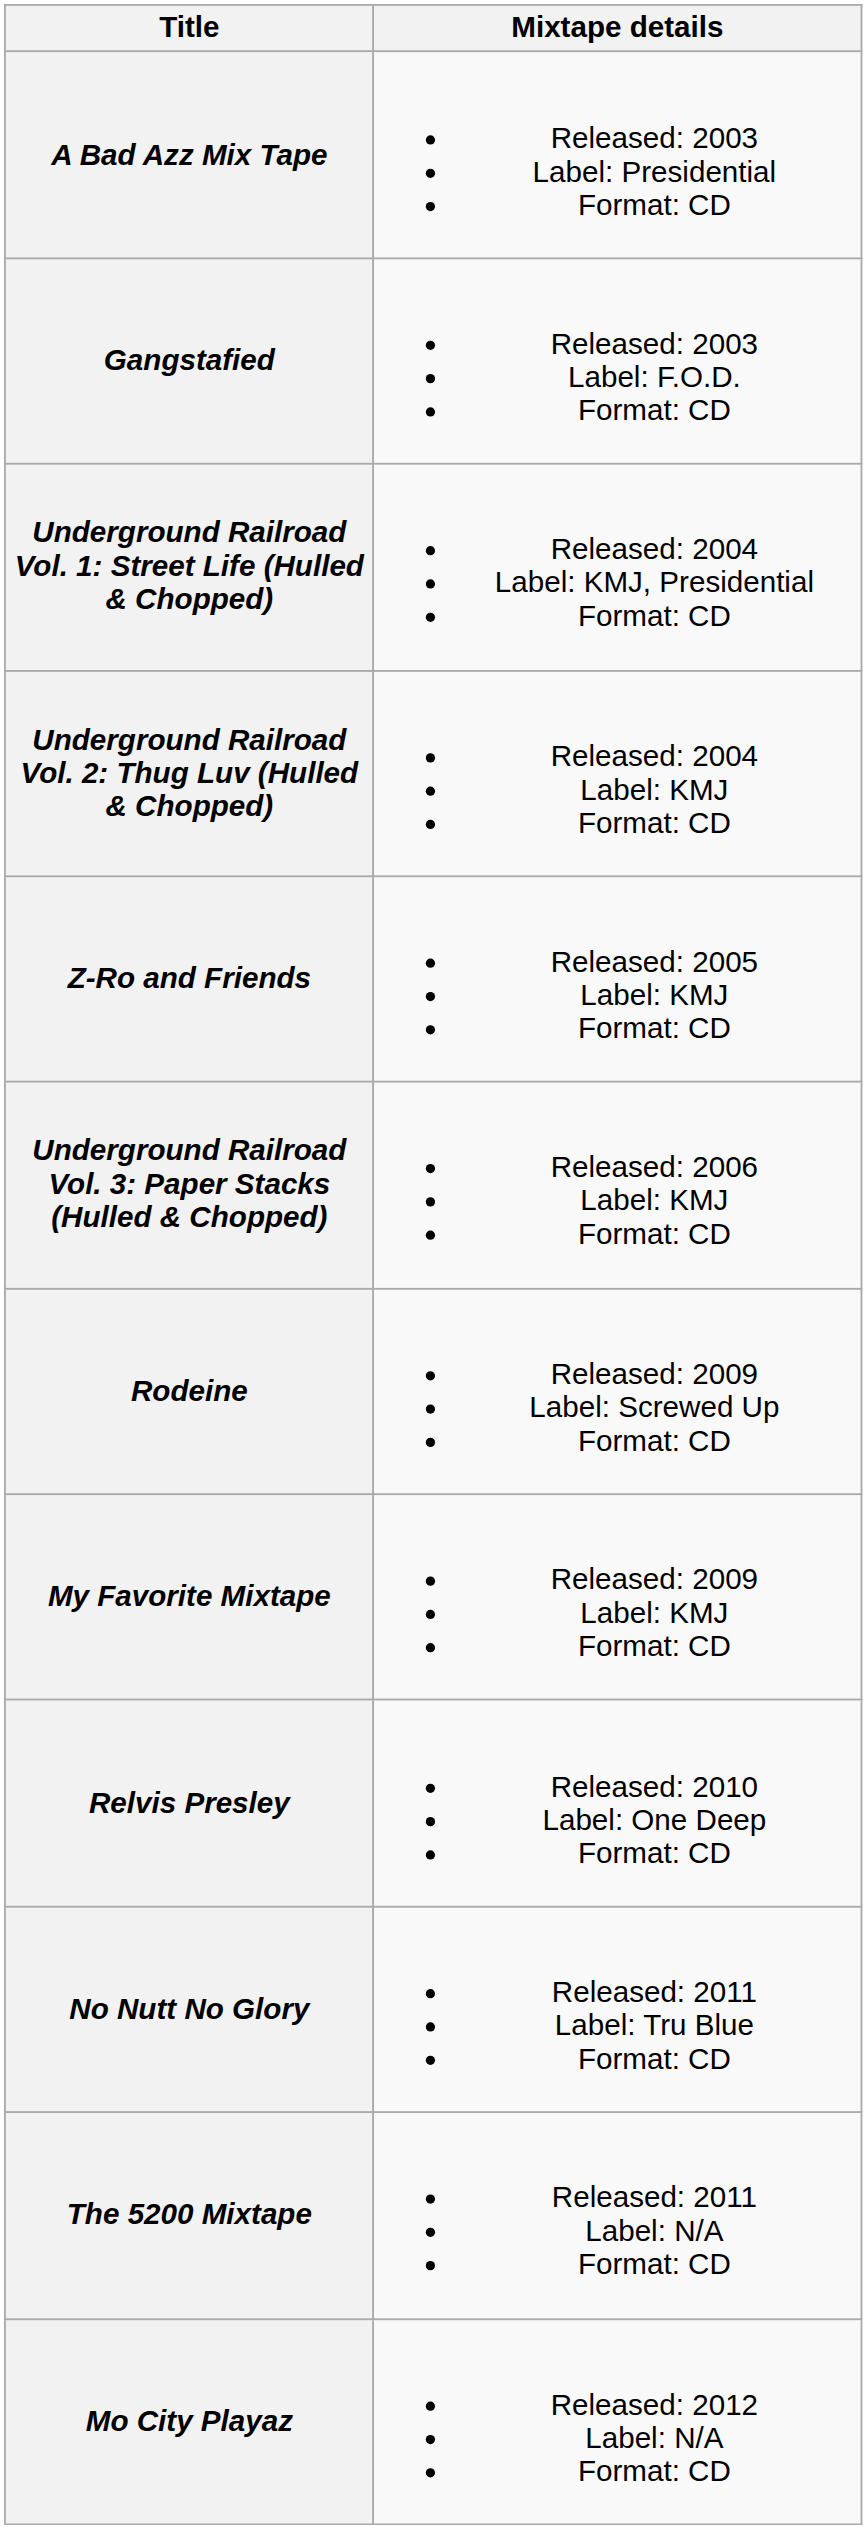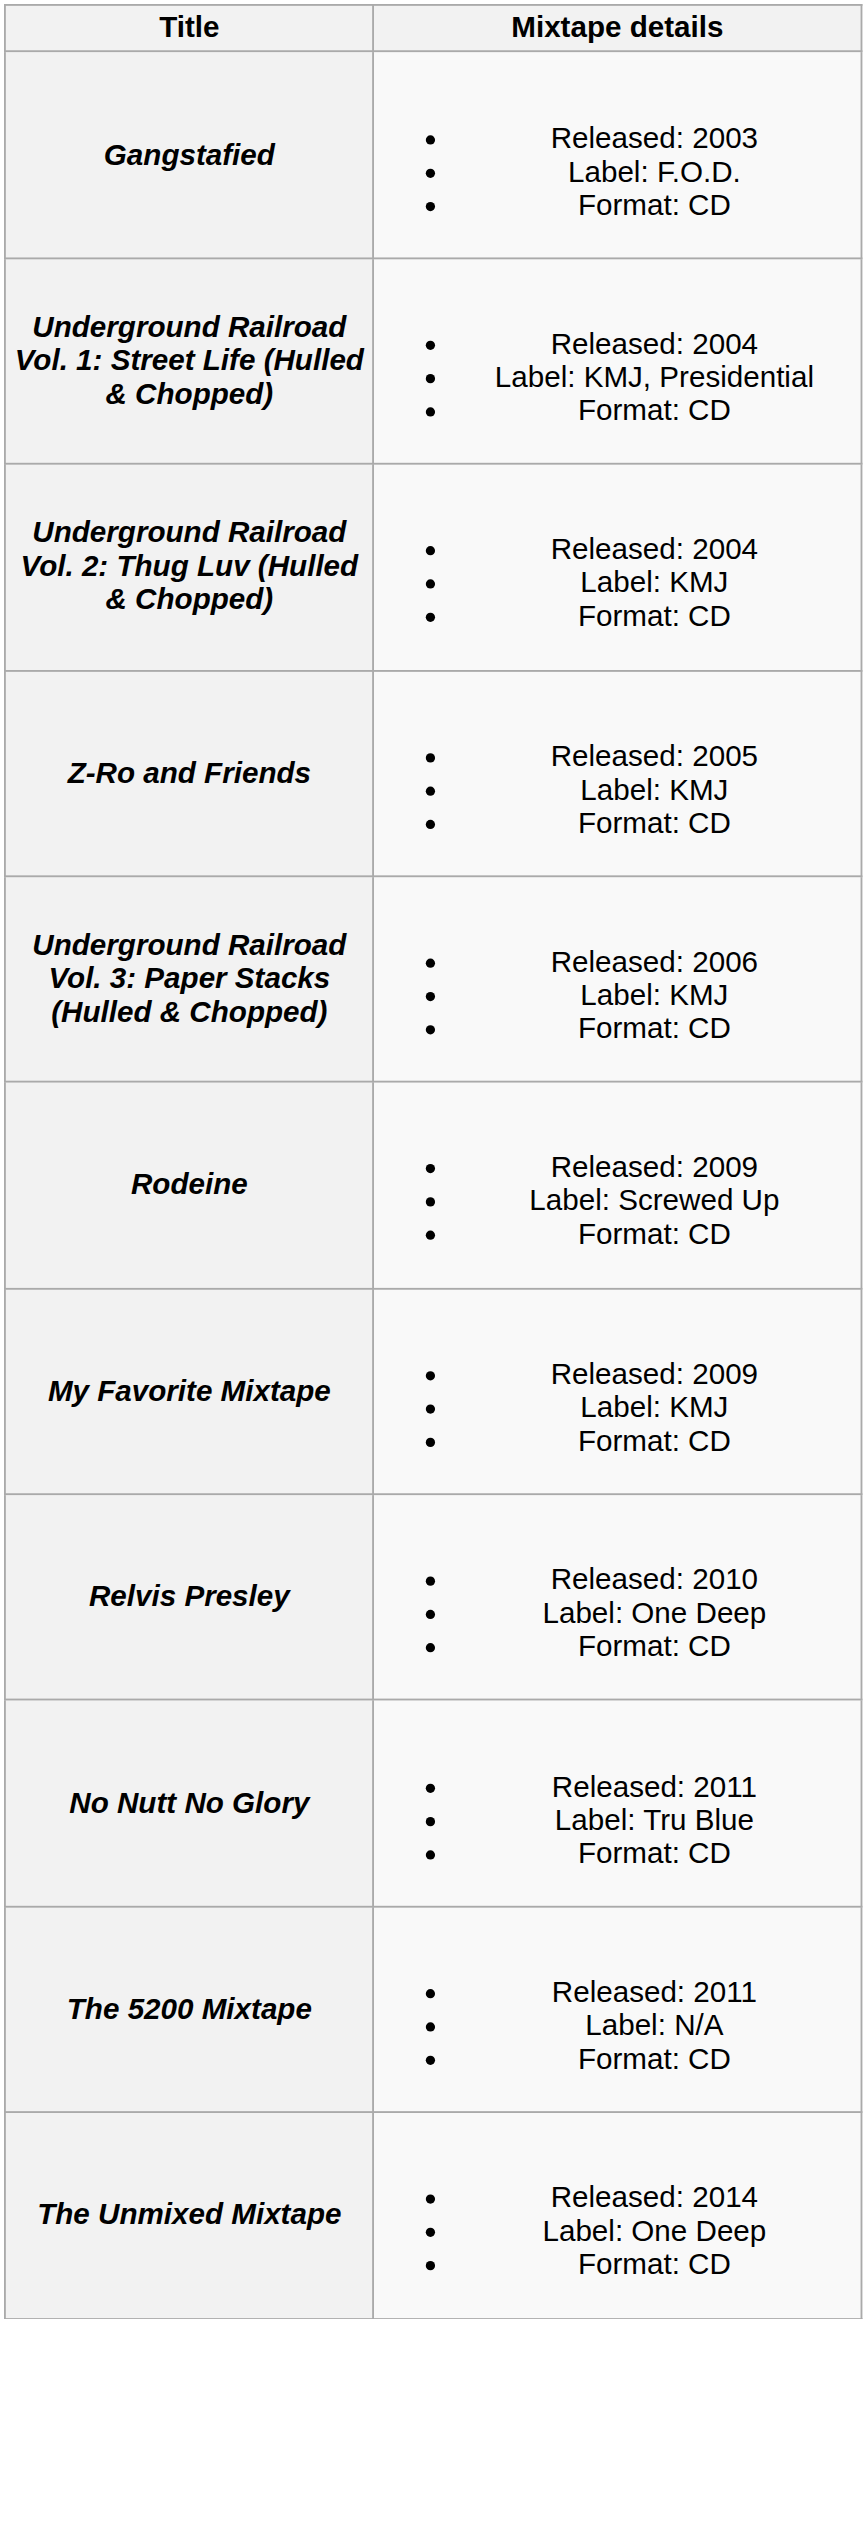- row: (189, 154)
- row: (189, 2420)
+ row: (189, 2214)
